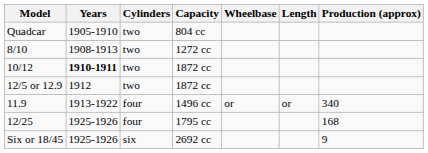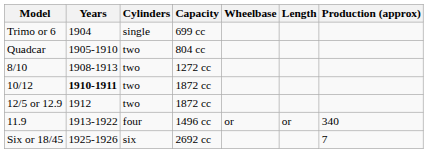+ row: (31, 31)
- row: (20, 121)
(325, 139) 9 -> (325, 139) 7
